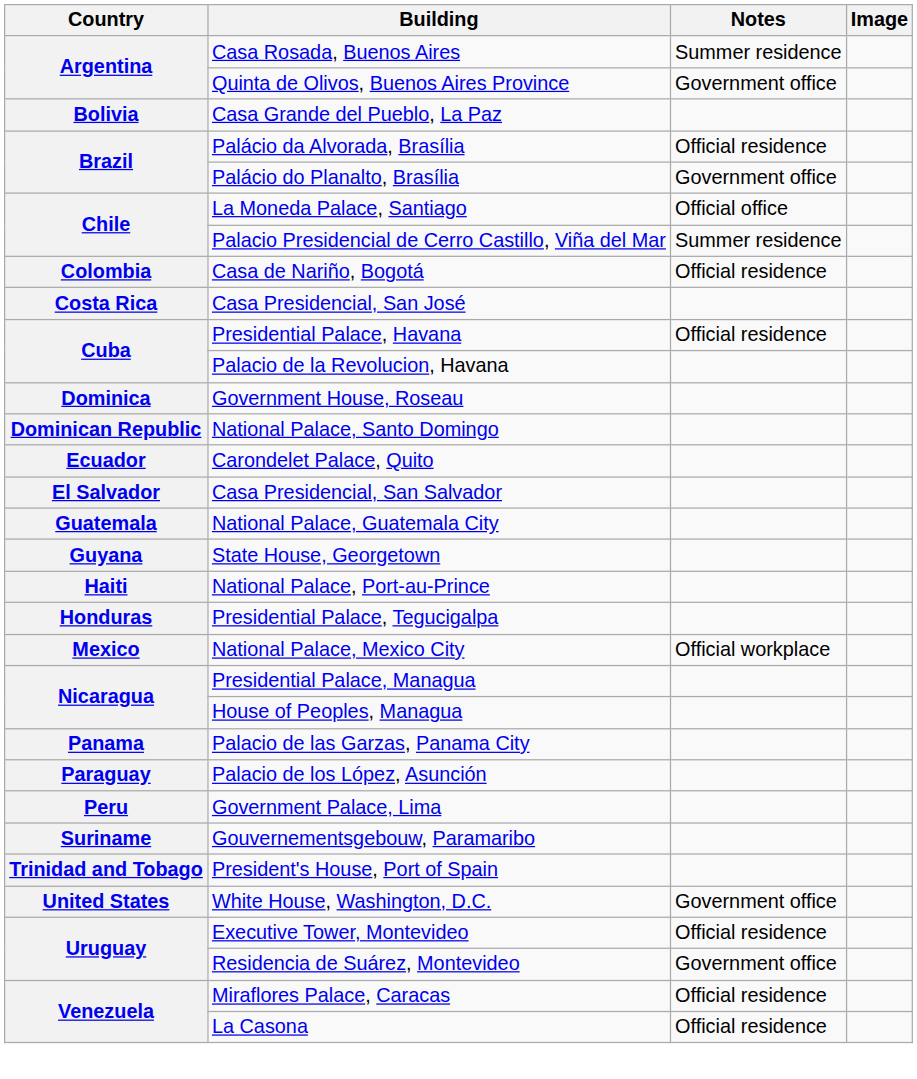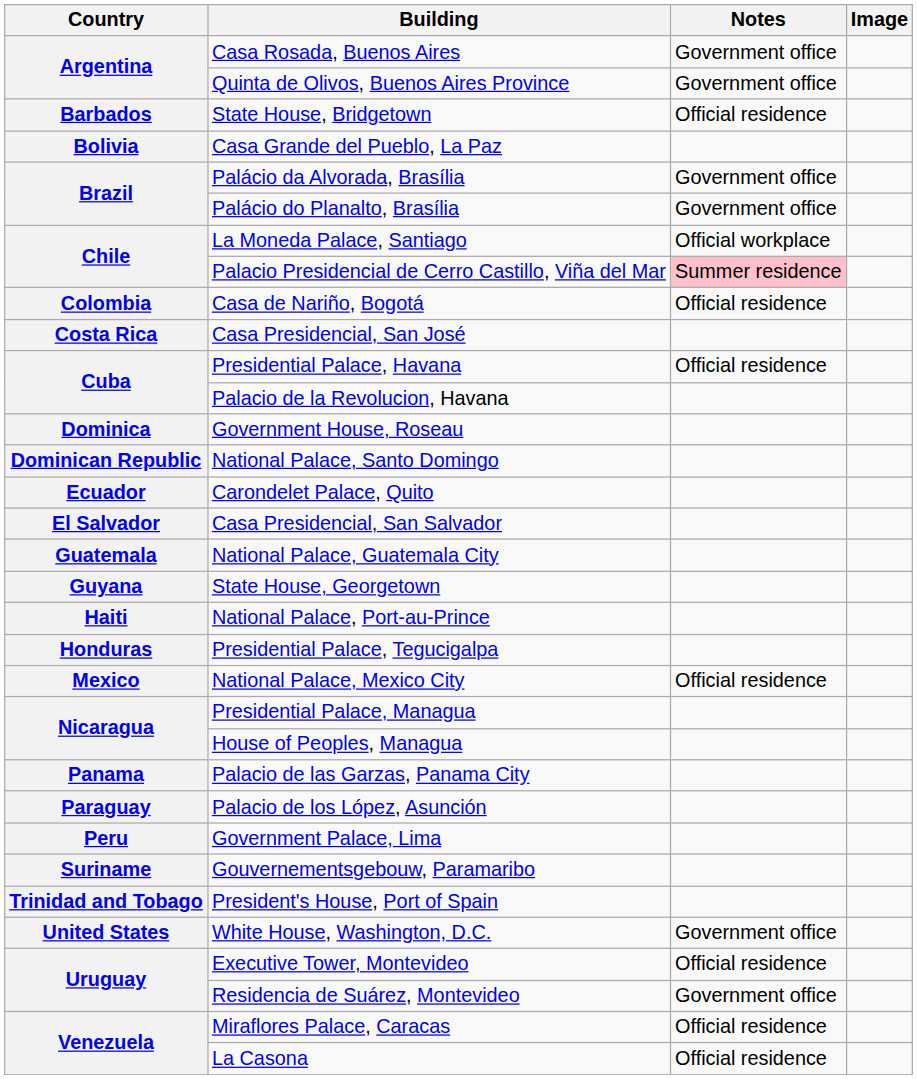(758, 51) Summer residence -> (756, 51) Government office
+ row: (322, 114)
(751, 146) Official residence -> (756, 177) Government office
(732, 209) Official office -> (753, 240) Official workplace
(758, 240) no background -> (758, 271) pink background
(753, 649) Official workplace -> (751, 680) Official residence
